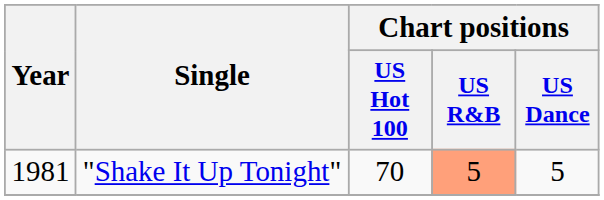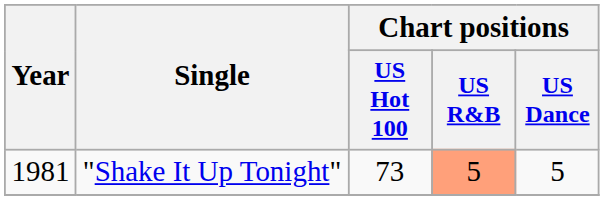(390, 171) 70 -> (390, 171) 73
